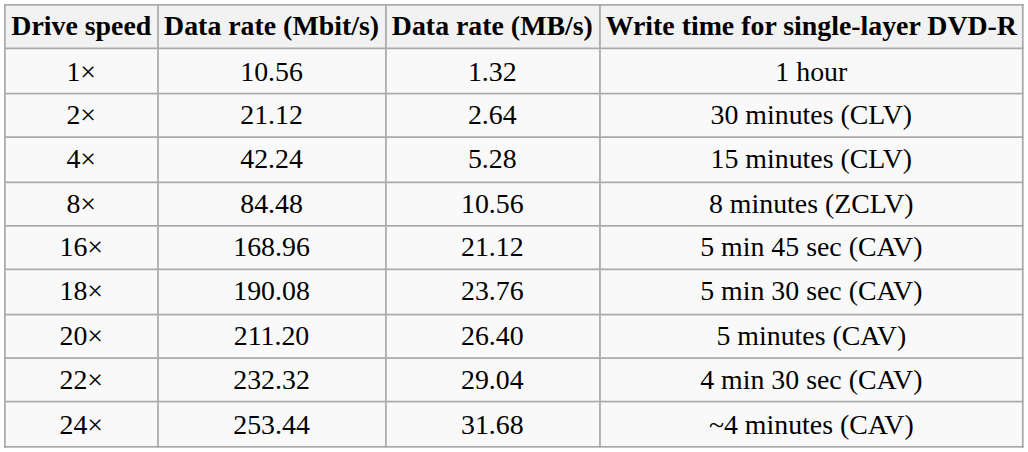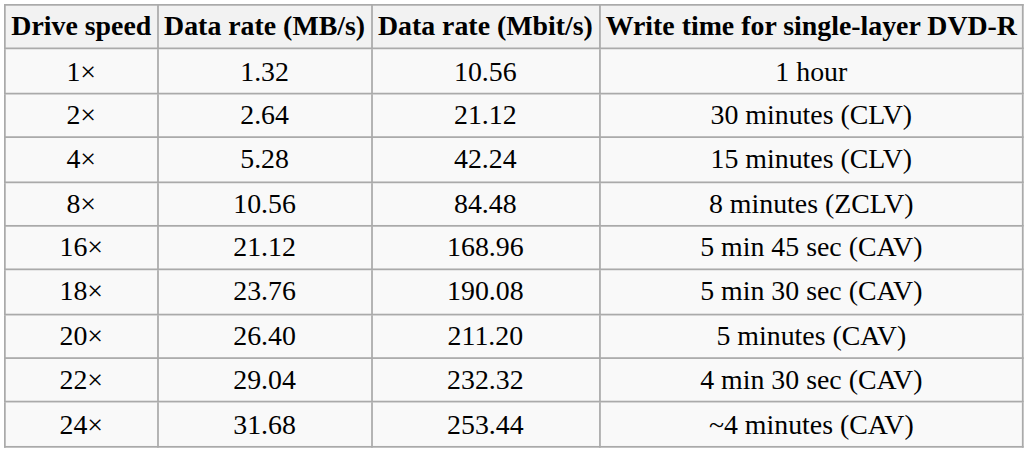columns swapped: (492, 26) <-> (272, 26)
